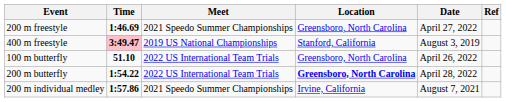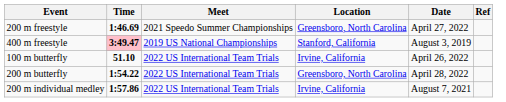(352, 58) Greensboro, North Carolina -> (331, 58) Irvine, California
(356, 74) bold -> (352, 74) normal
(218, 89) 2021 Speedo Summer Championships -> (211, 89) 2022 US International Team Trials
